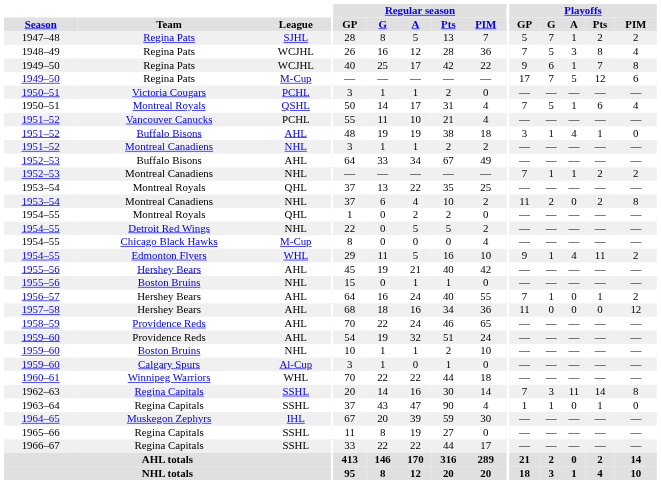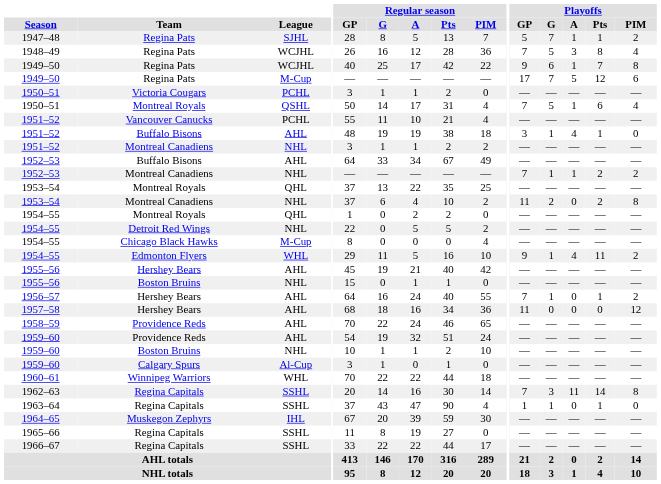(600, 38) 2 -> (600, 38) 1
